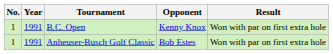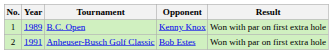(33, 27) 1991 -> (33, 27) 1989
(13, 42) 1 -> (13, 42) 2
